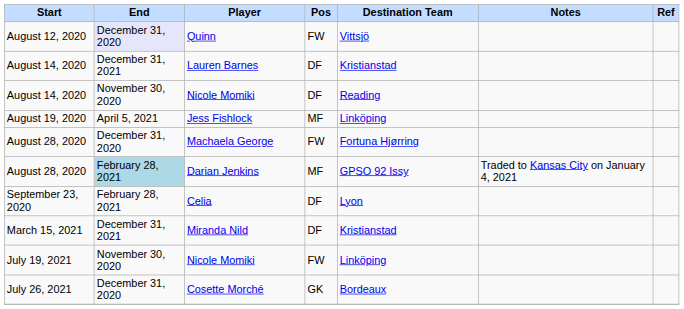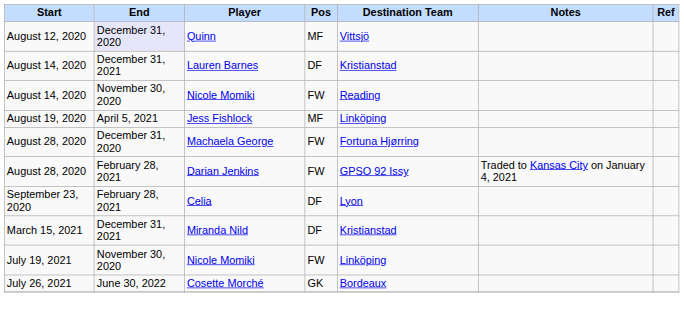(316, 36) FW -> (315, 36) MF
(315, 95) DF -> (316, 95) FW
(128, 171) lightblue background -> (128, 171) no background
(315, 171) MF -> (316, 171) FW
(131, 289) December 31, 2020 -> (131, 283) June 30, 2022
